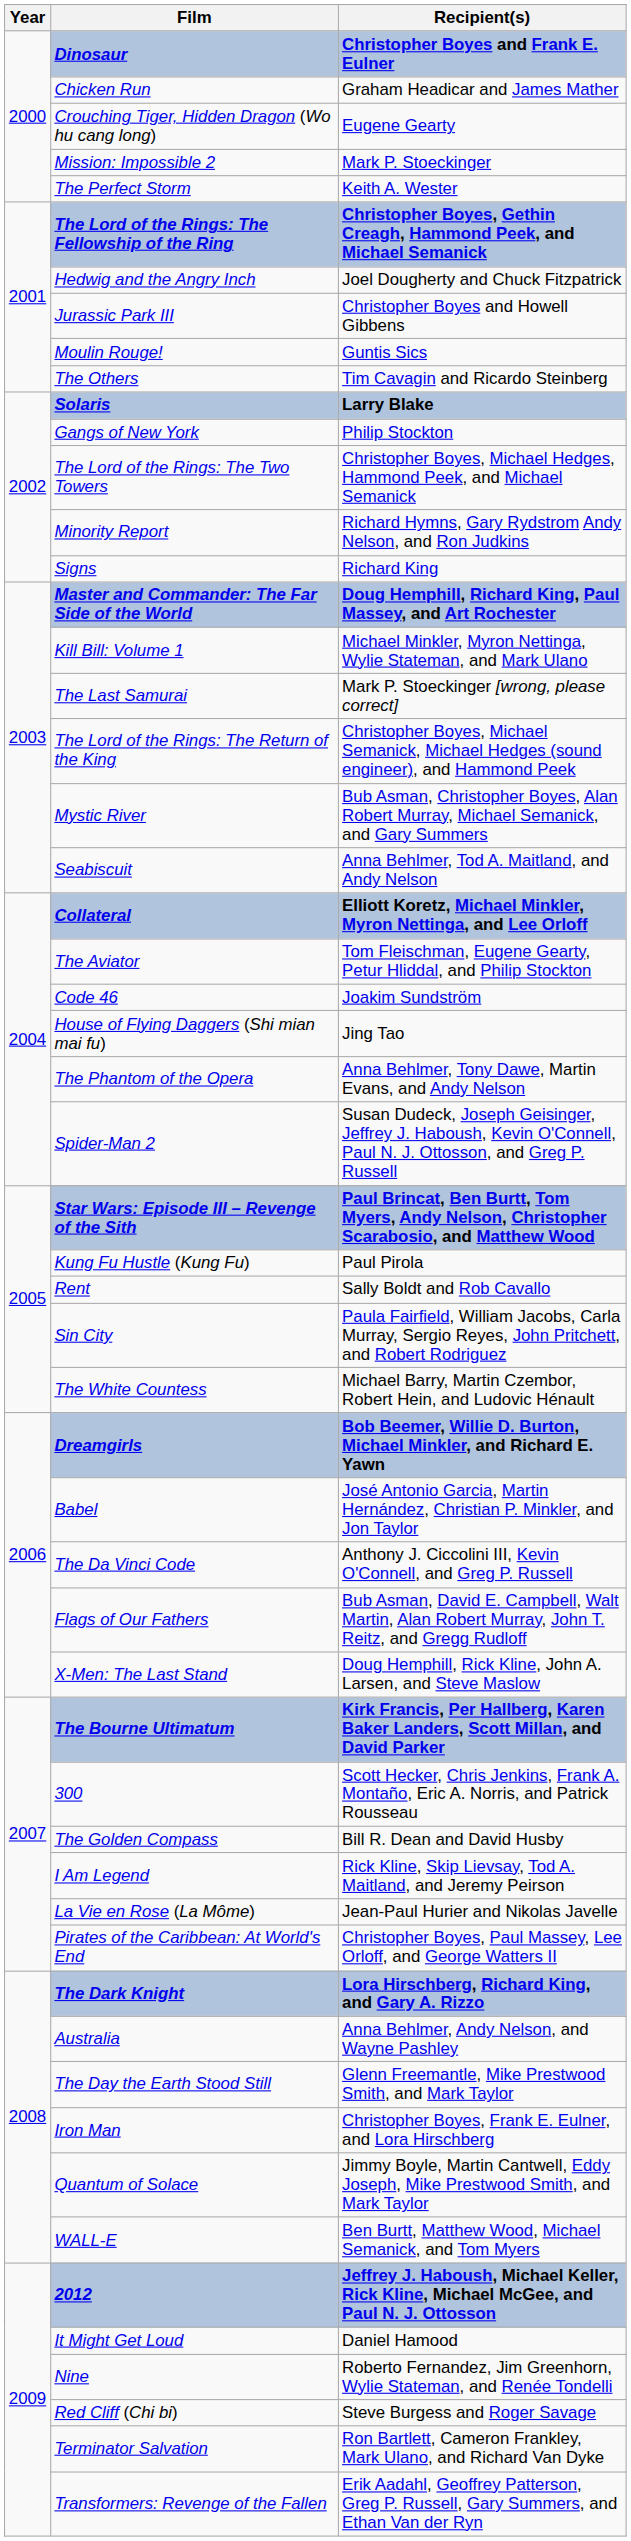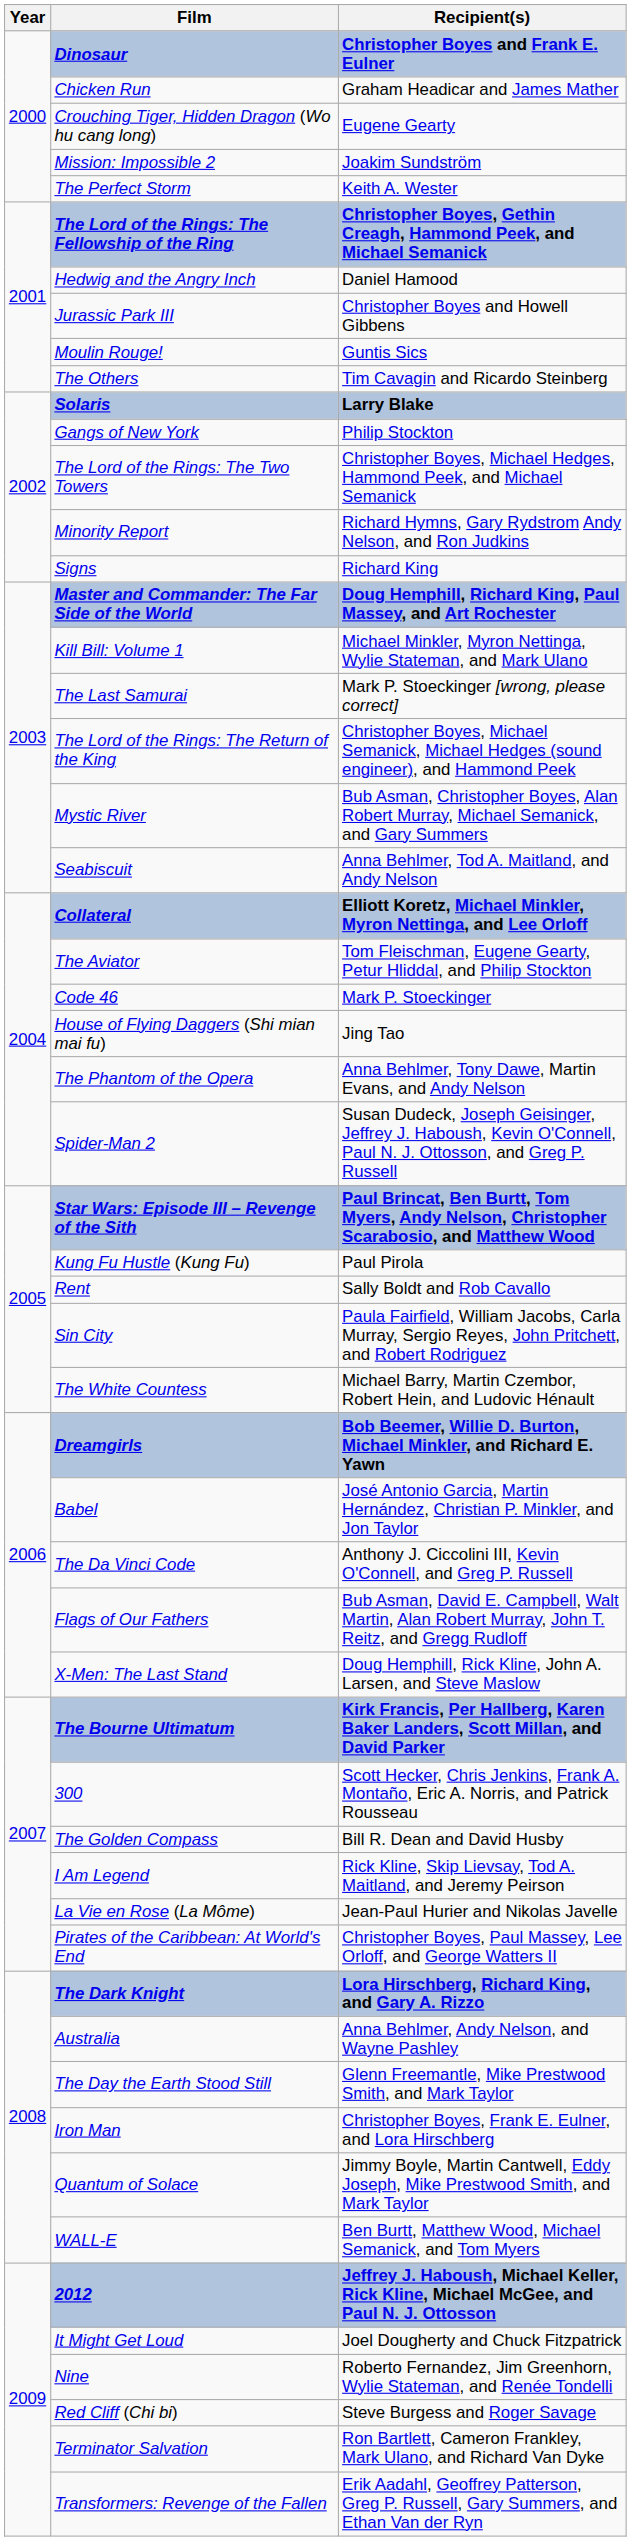(417, 162) Mark P. Stoeckinger -> (412, 162) Joakim Sundström
(482, 279) Joel Dougherty and Chuck Fitzpatrick -> (400, 279) Daniel Hamood
(412, 997) Joakim Sundström -> (417, 997) Mark P. Stoeckinger
(400, 2340) Daniel Hamood -> (482, 2340) Joel Dougherty and Chuck Fitzpatrick
